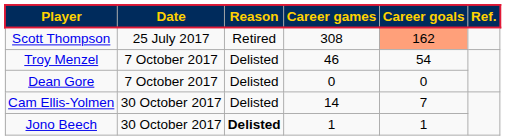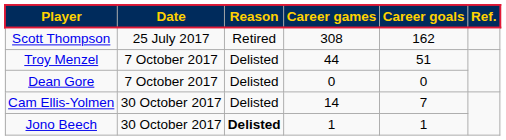(424, 39) lightsalmon background -> (424, 39) no background
(332, 60) 46 -> (332, 60) 44
(424, 60) 54 -> (424, 60) 51
